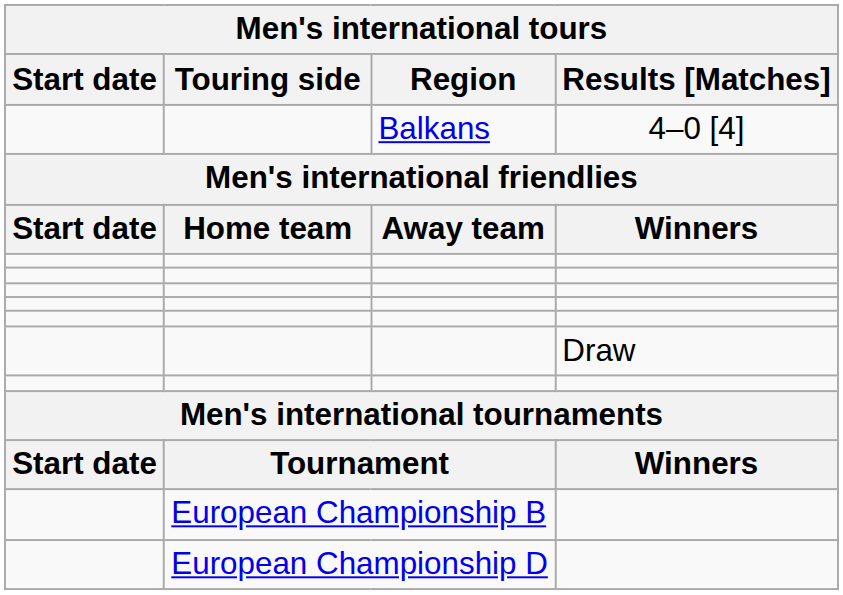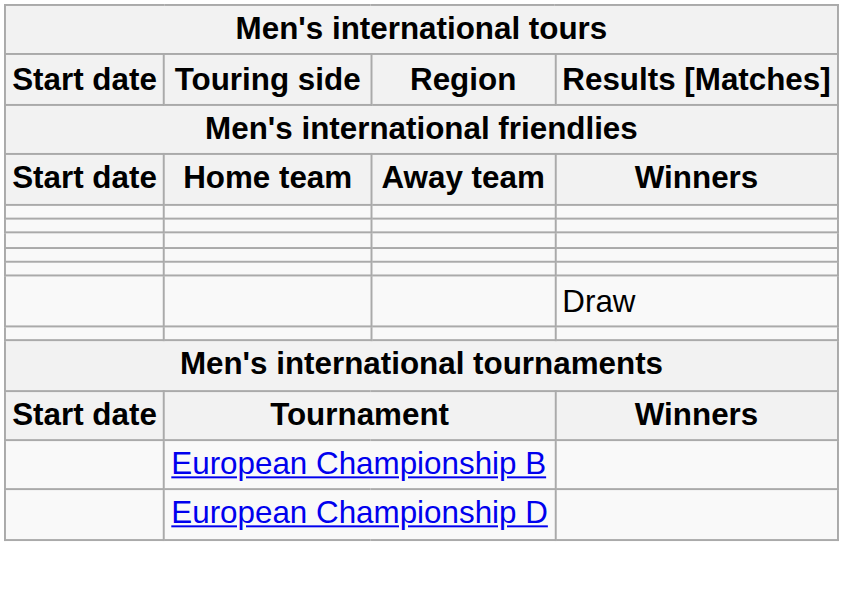- row: (434, 128)
